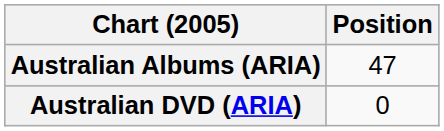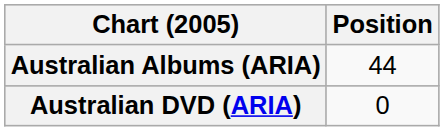(383, 65) 47 -> (383, 65) 44
